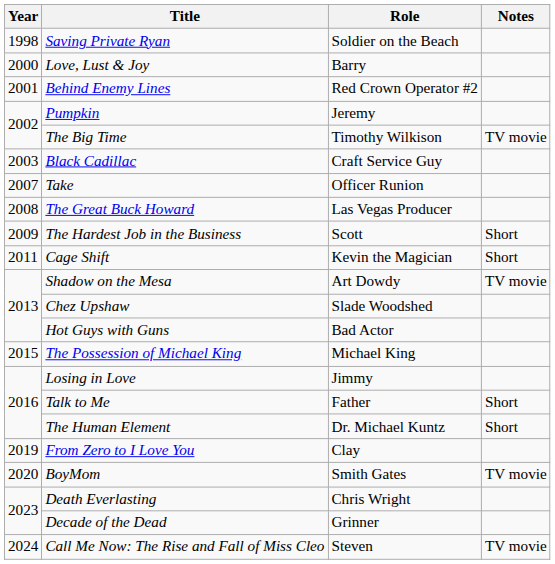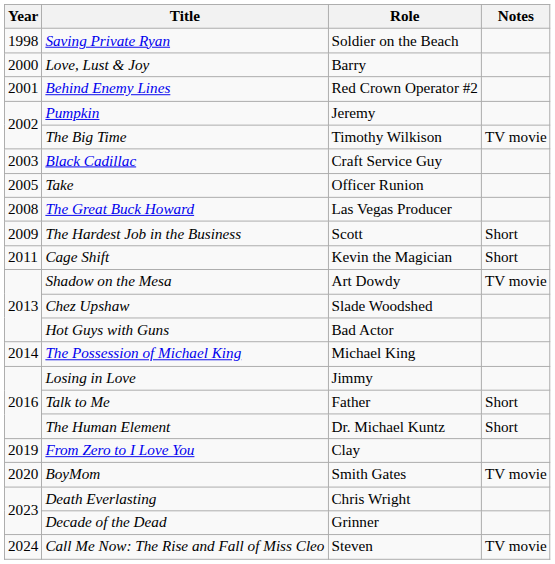(23, 185) 2007 -> (23, 185) 2005
(23, 354) 2015 -> (23, 354) 2014
